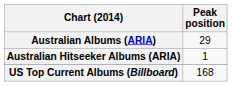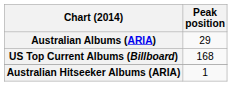rows swapped: (94, 56) <-> (94, 72)
